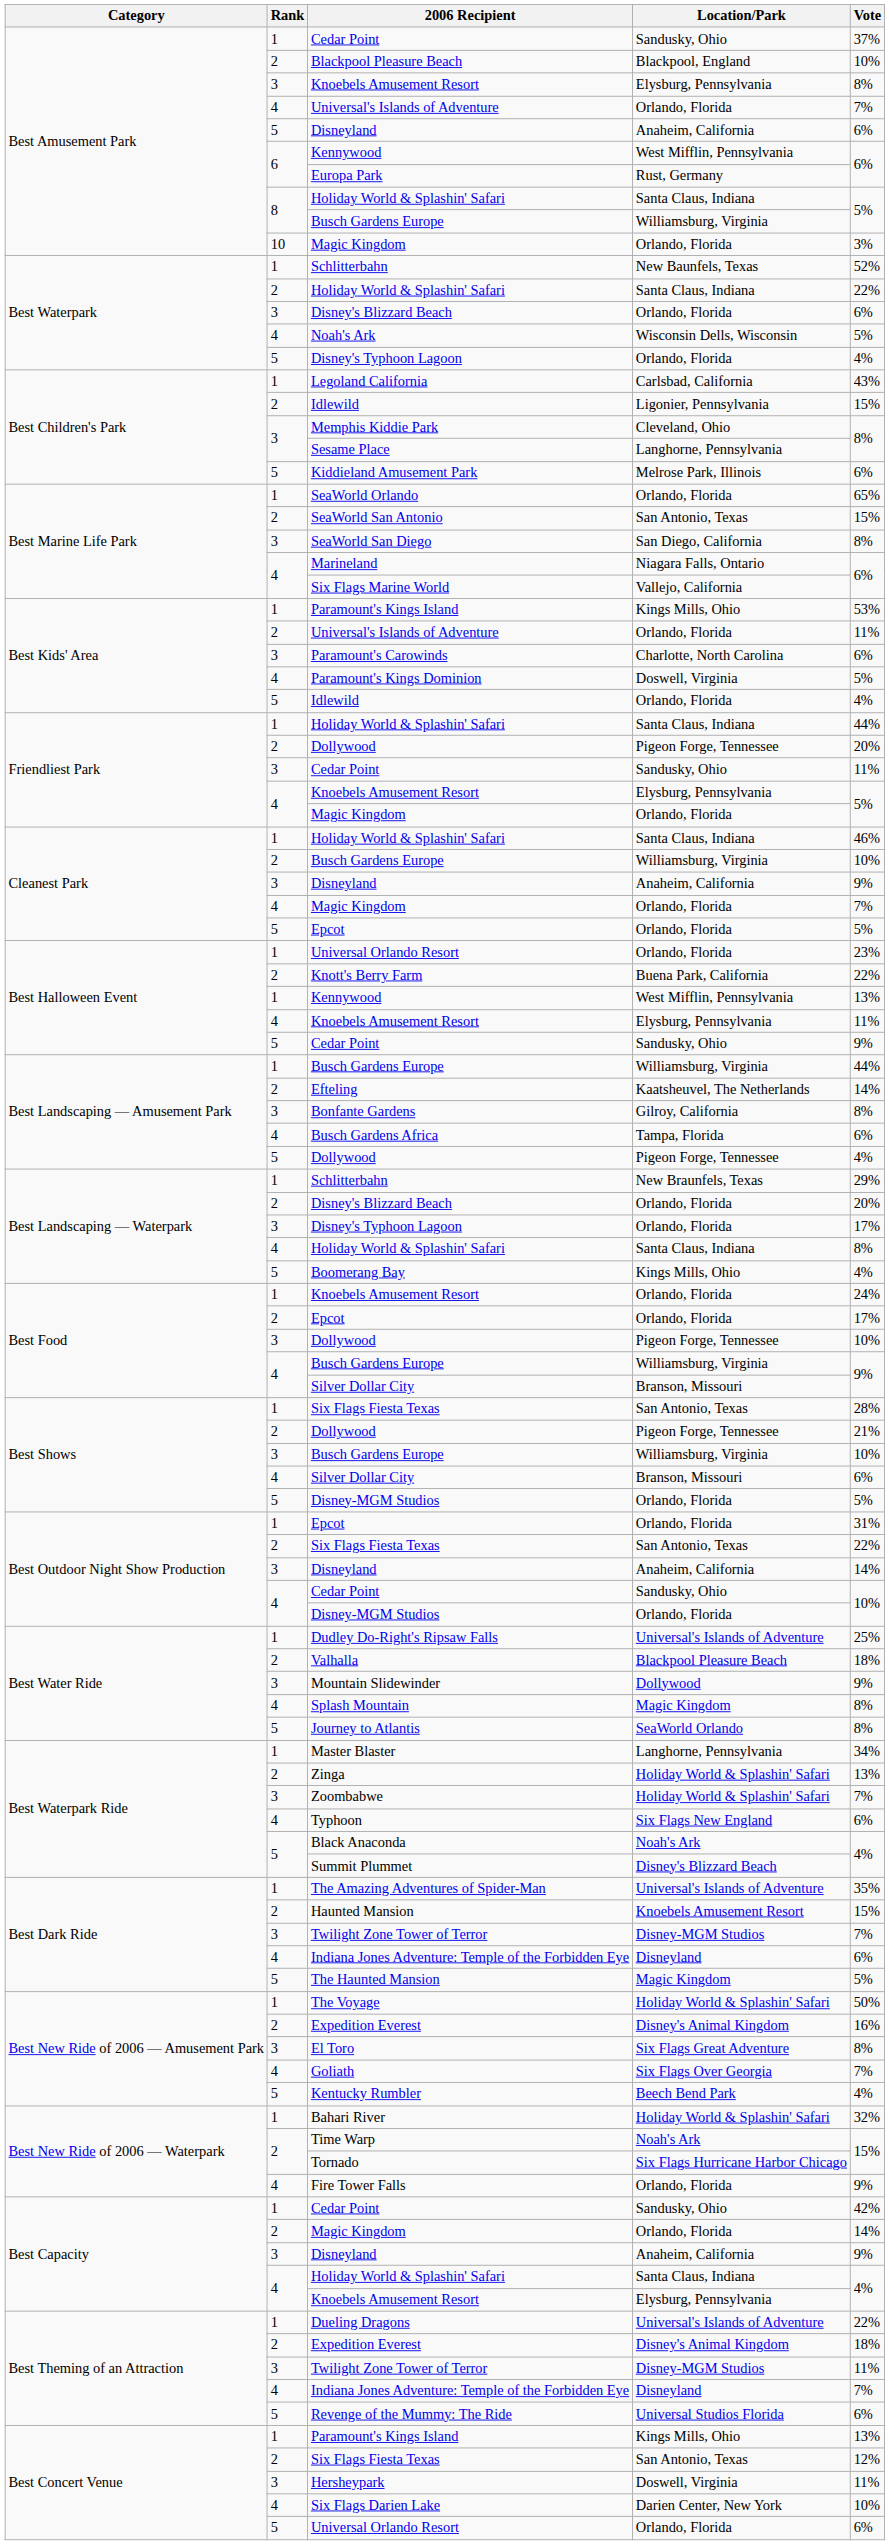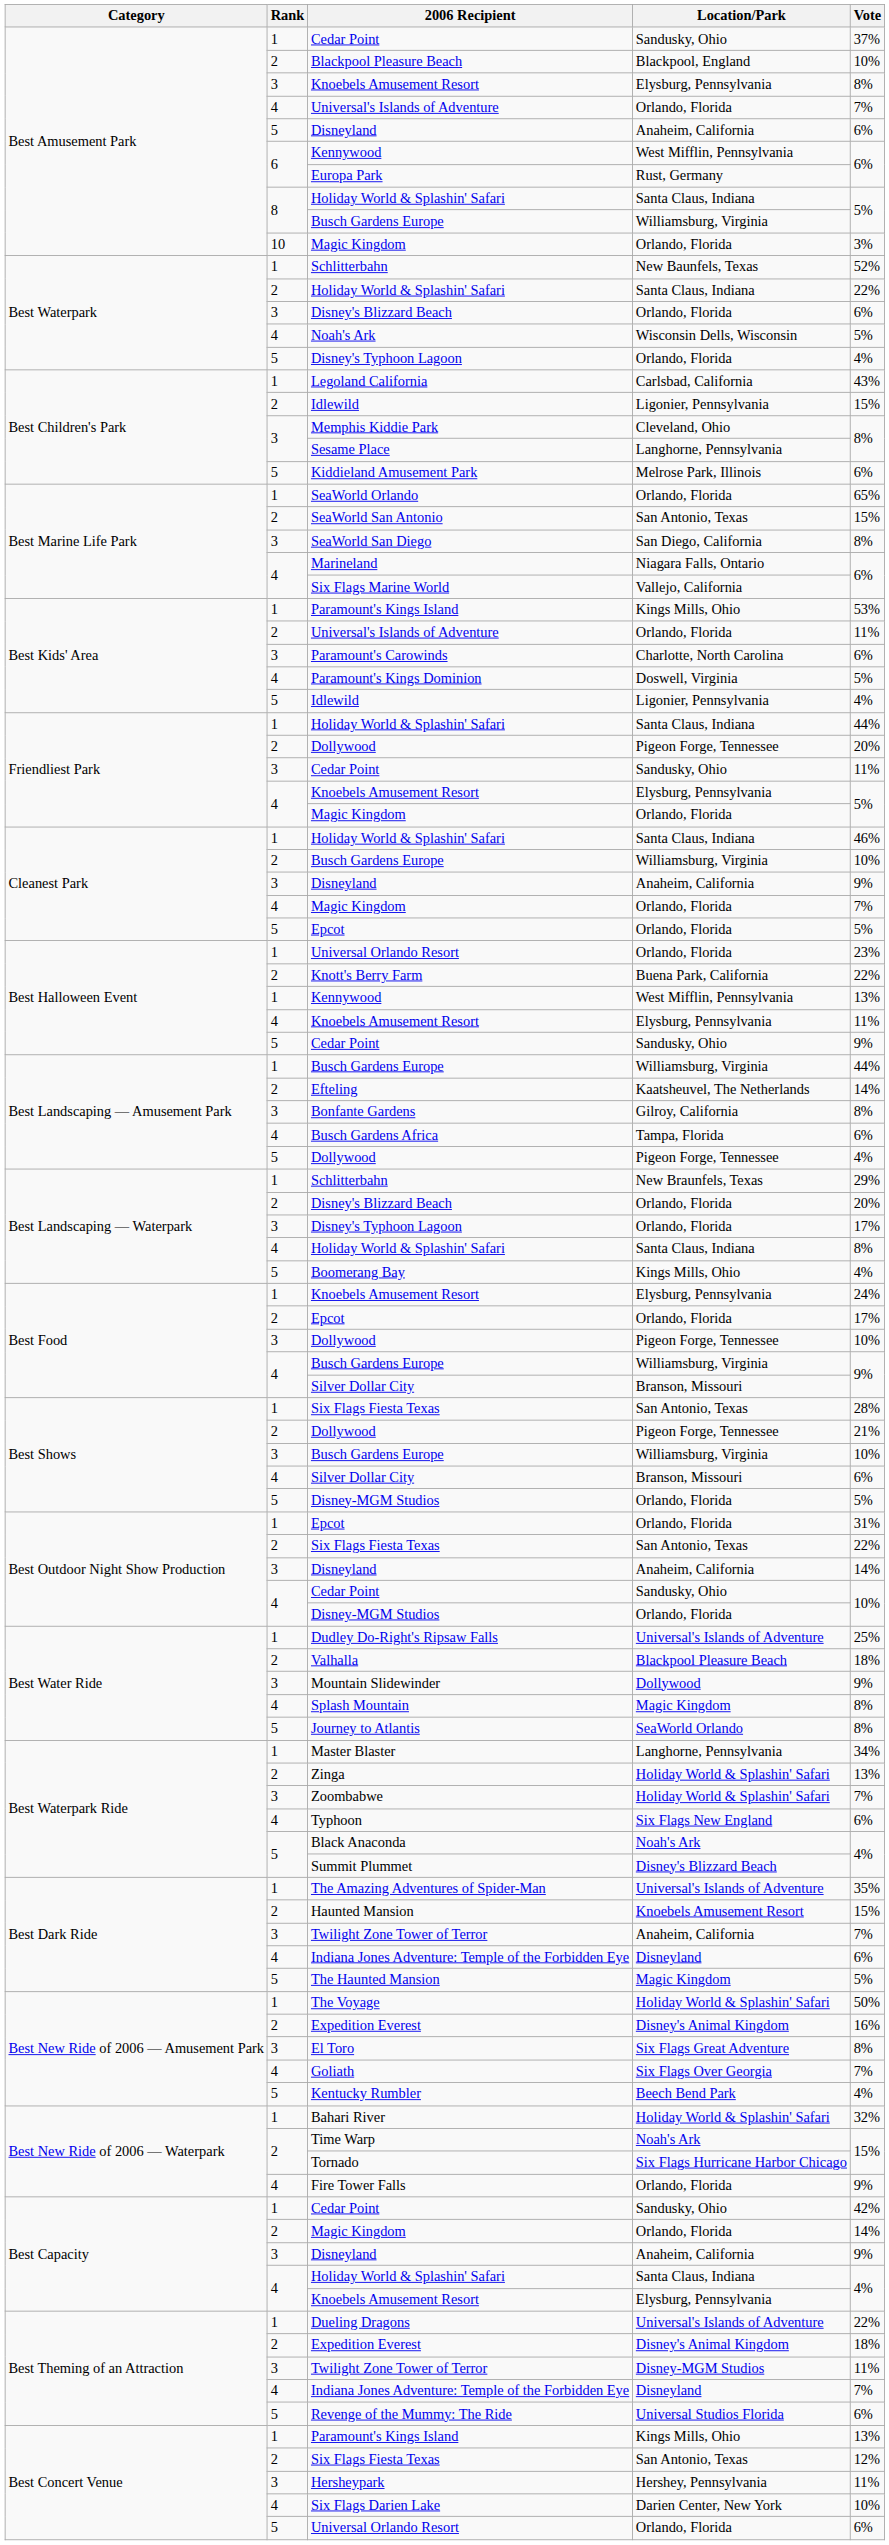(684, 701) Orlando, Florida -> (702, 701) Ligonier, Pennsylvania
(684, 1294) Orlando, Florida -> (704, 1294) Elysburg, Pennsylvania
(700, 1934) Disney-MGM Studios -> (695, 1934) Anaheim, California
(687, 2482) Doswell, Virginia -> (701, 2482) Hershey, Pennsylvania
